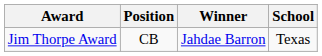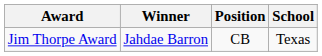columns swapped: (223, 16) <-> (149, 16)
